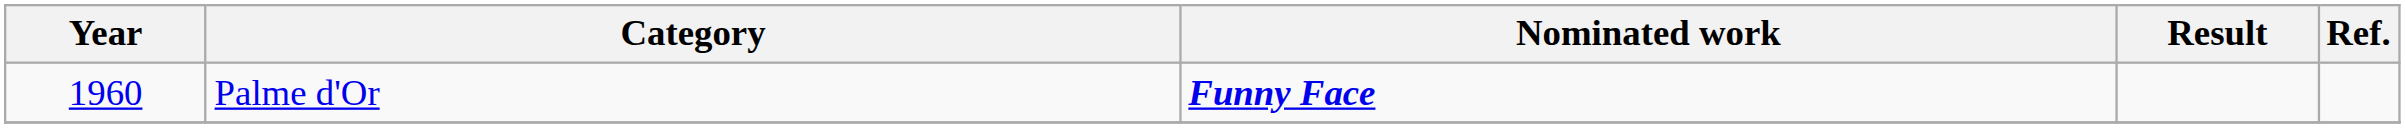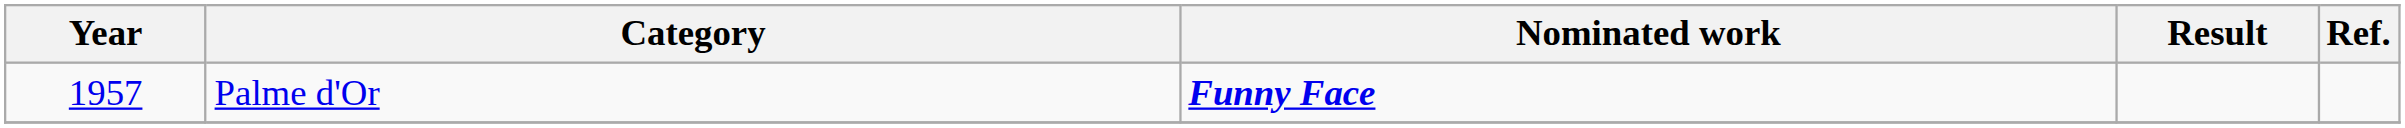(106, 92) 1960 -> (106, 92) 1957
